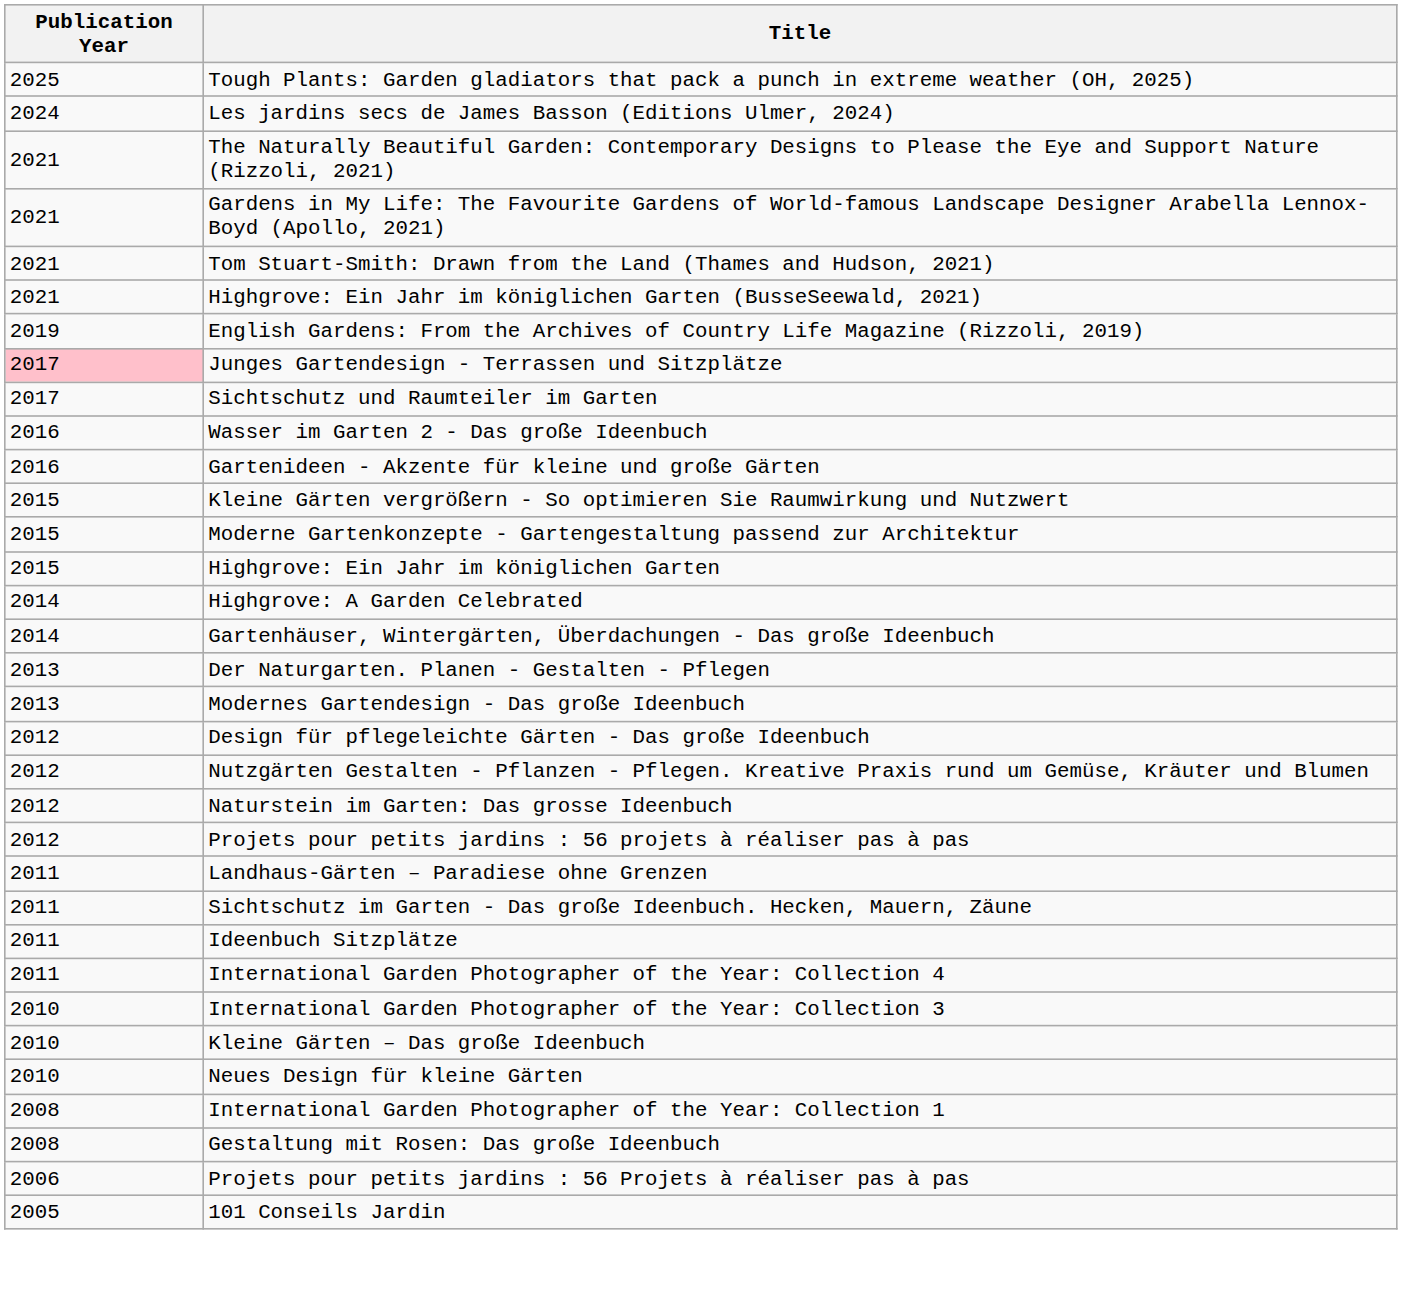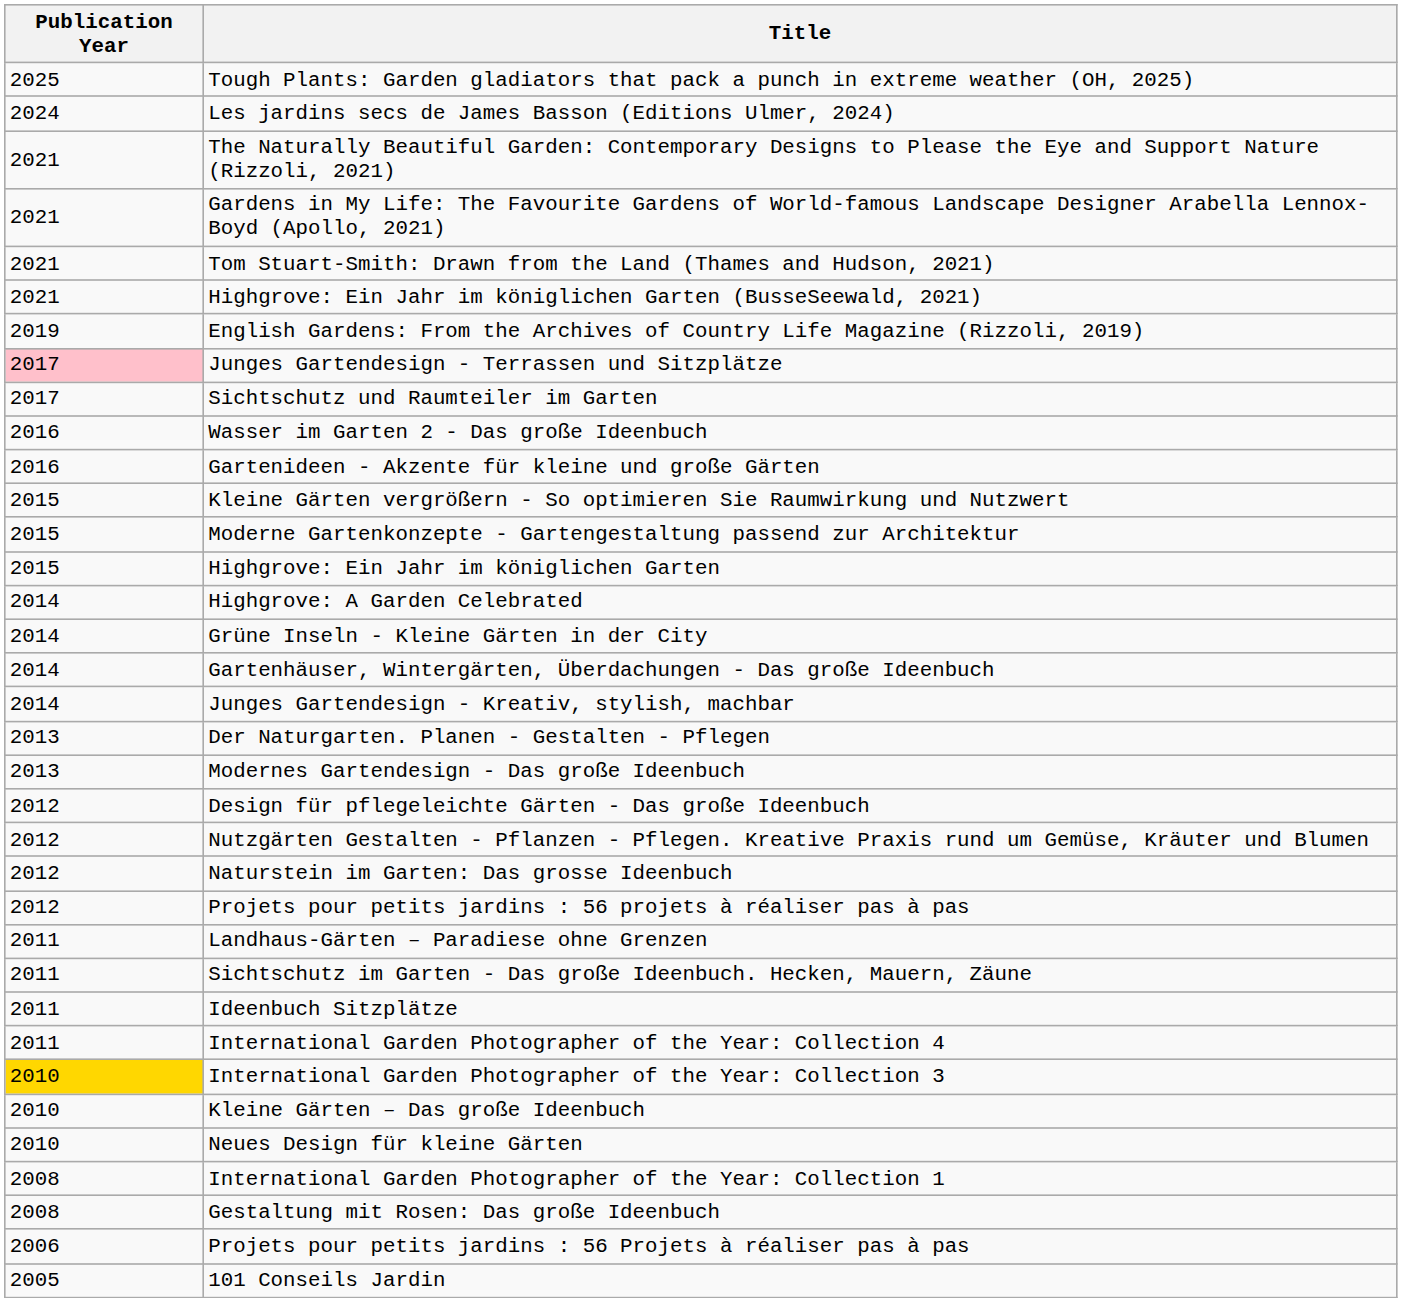+ row: (458, 636)
+ row: (502, 704)
(35, 1009) no background -> (35, 1077) gold background
